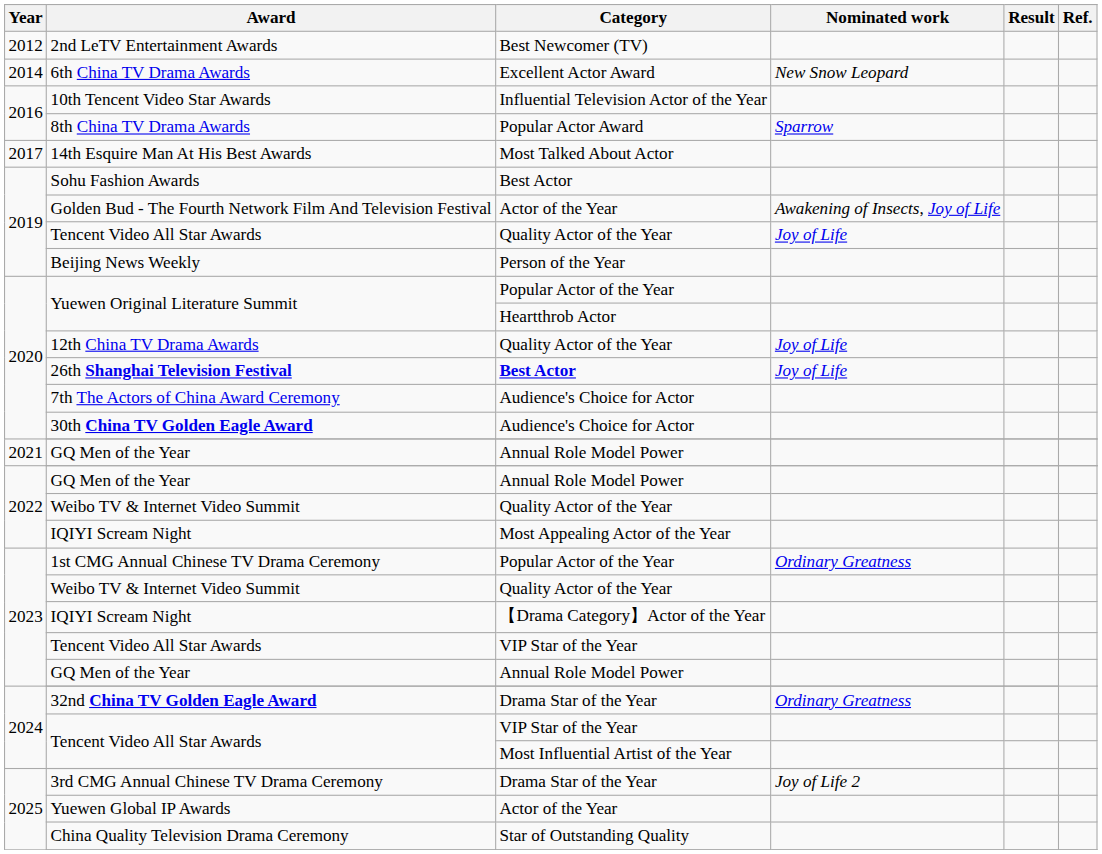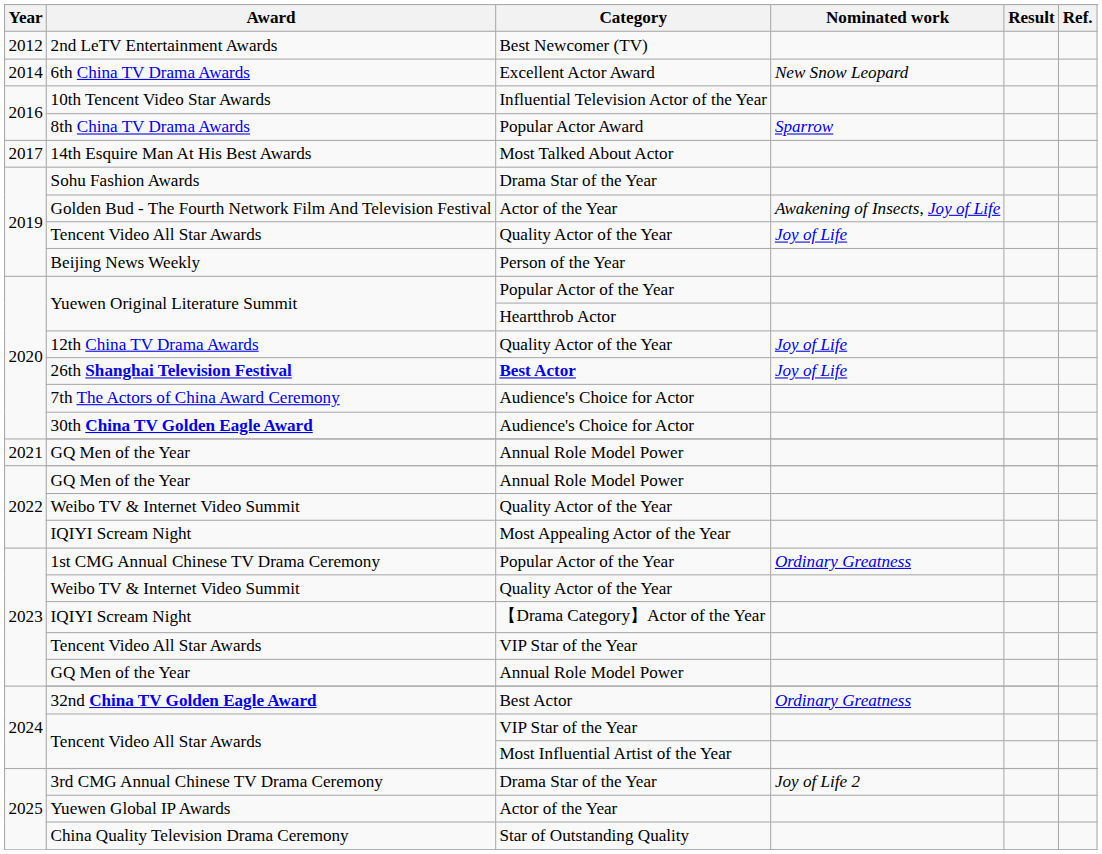(536, 180) Best Actor -> (578, 180) Drama Star of the Year
(578, 700) Drama Star of the Year -> (536, 700) Best Actor
